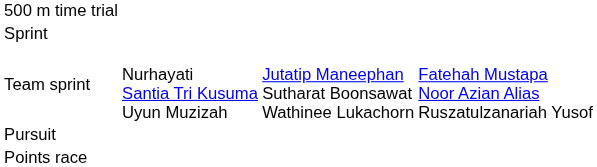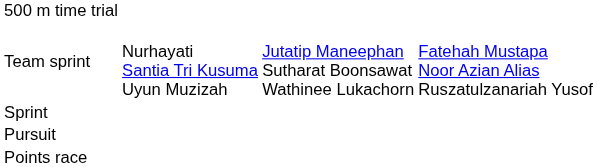rows swapped: (26, 33) <-> (47, 84)
